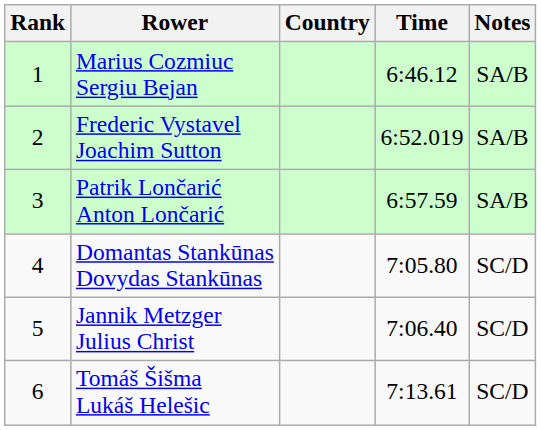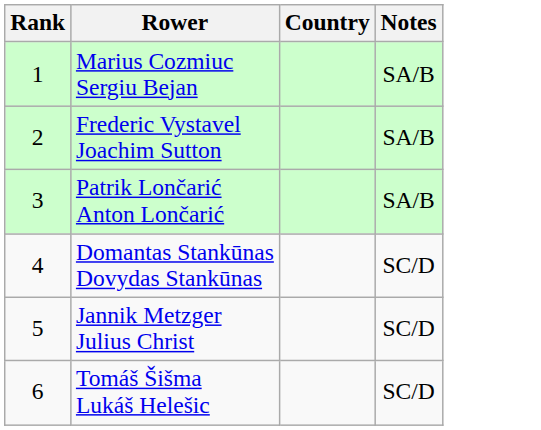- column: (422, 23)
